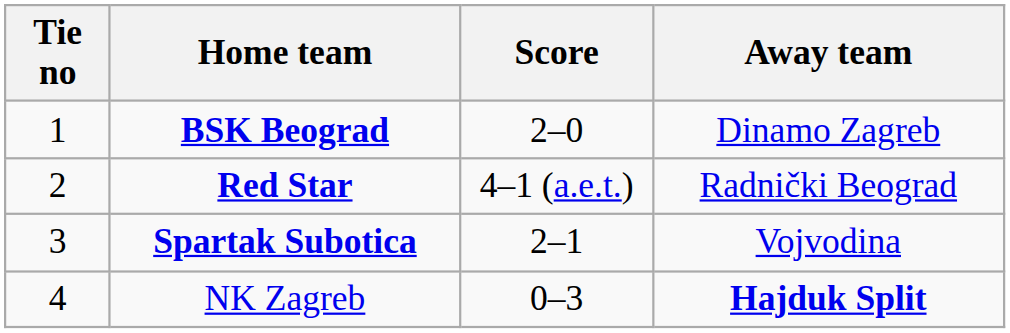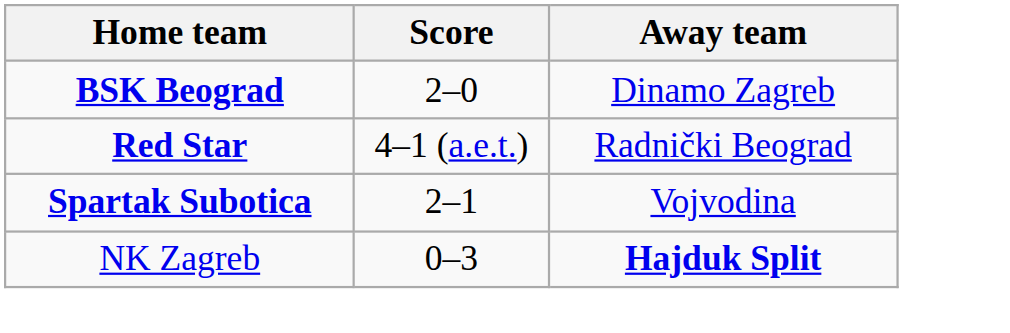- column: (58, 52)
